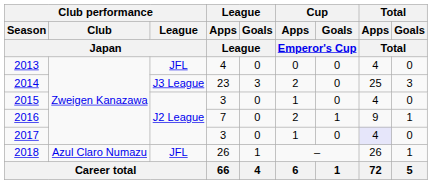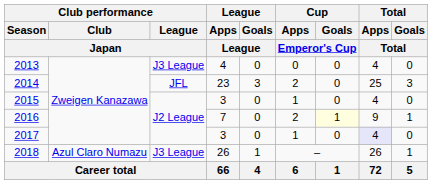(178, 65) JFL -> (178, 65) J3 League
(178, 83) J3 League -> (178, 83) JFL
(337, 118) no background -> (337, 118) lightyellow background
(178, 153) JFL -> (178, 153) J3 League
